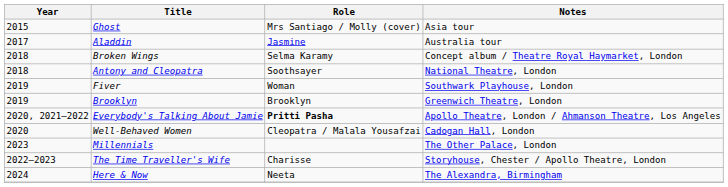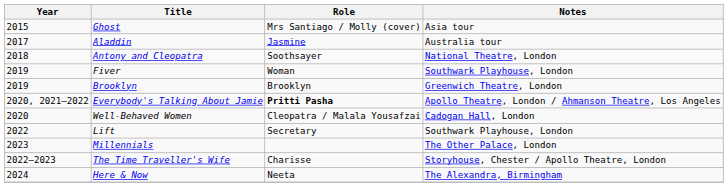- row: (126, 56)
+ row: (104, 130)
